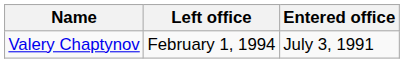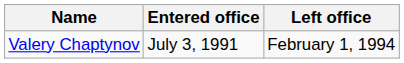columns swapped: (339, 17) <-> (211, 17)
